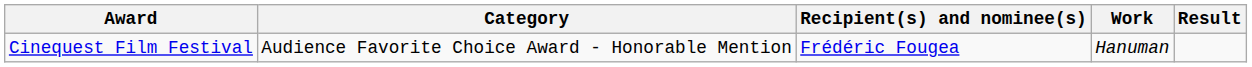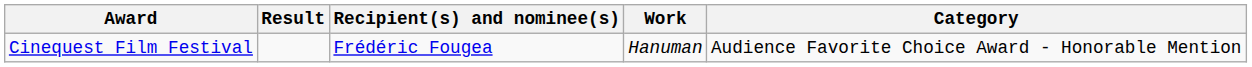columns swapped: (527, 19) <-> (1210, 19)
